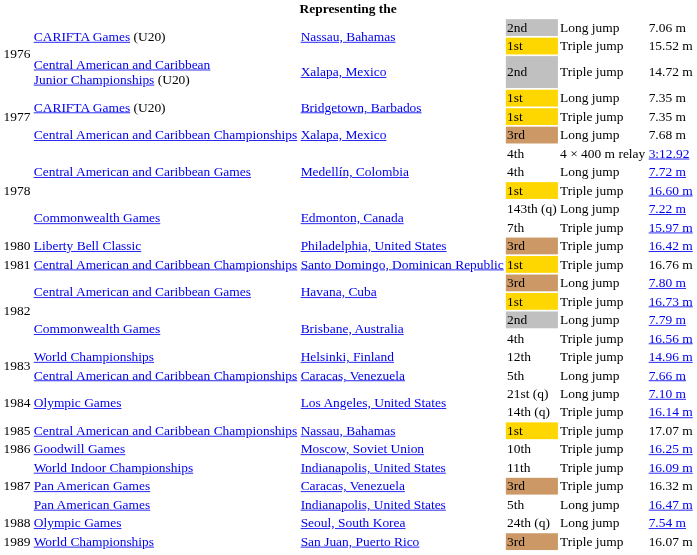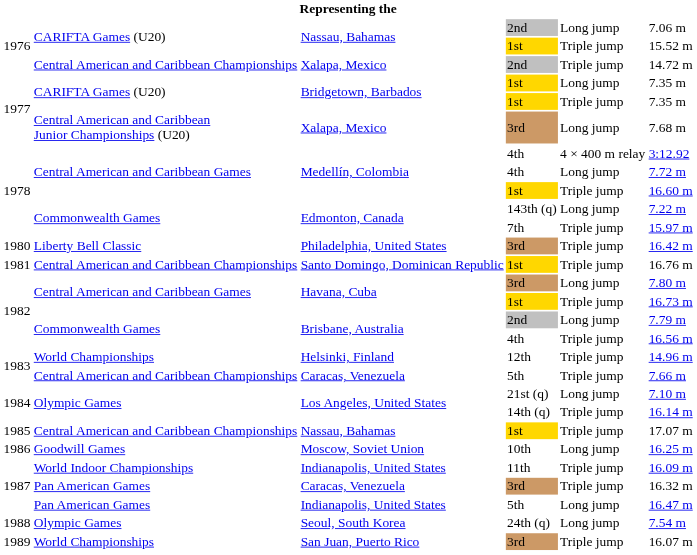(122, 72) Central American and Caribbean Junior Championships (U20) -> (166, 64) Central American and Caribbean Championships
(166, 135) Central American and Caribbean Championships -> (122, 127) Central American and Caribbean Junior Championships (U20)
(590, 375) Long jump -> (592, 375) Triple jump
(592, 449) Triple jump -> (590, 449) Long jump
